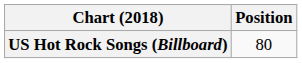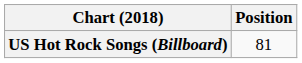(264, 44) 80 -> (264, 44) 81
